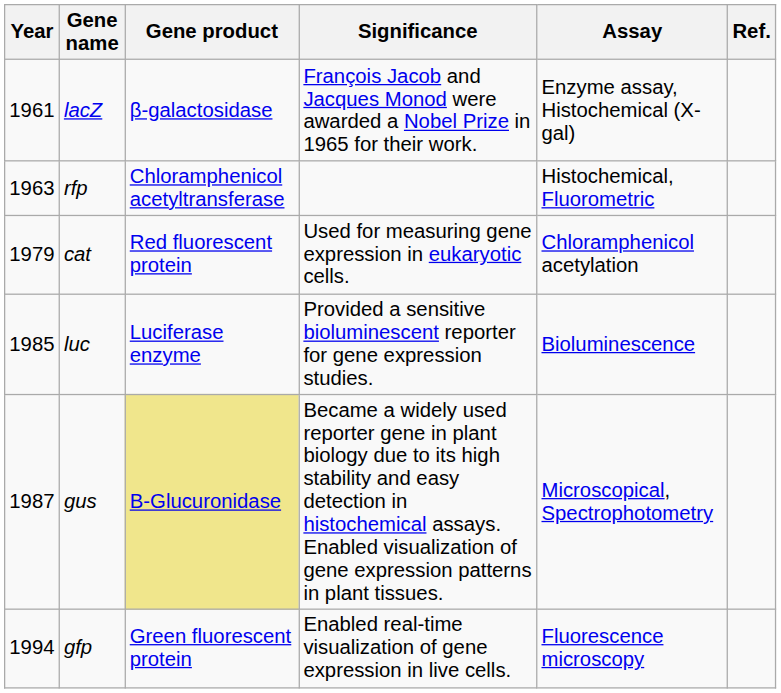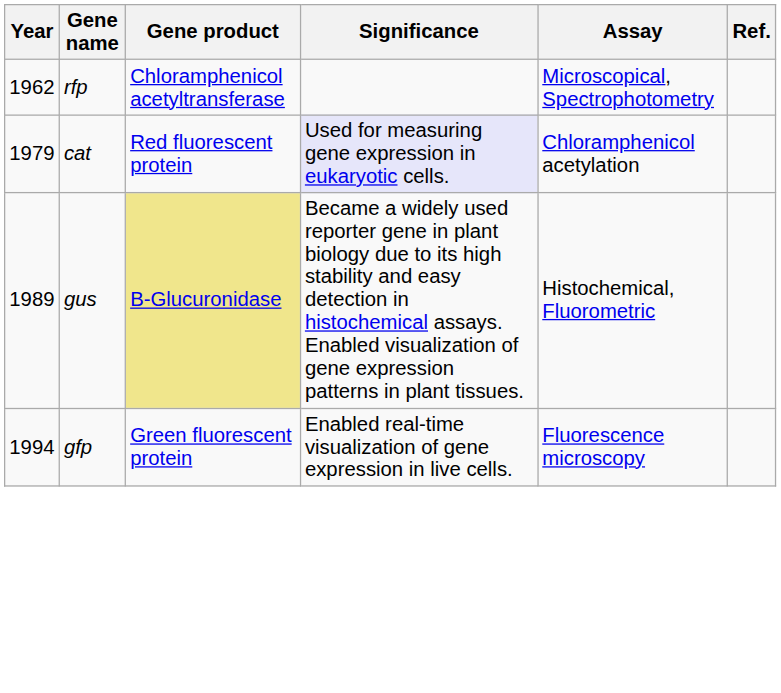- row: (83, 109)
(32, 187) 1963 -> (32, 87) 1962
(608, 187) Histochemical, Fluorometric -> (628, 87) Microscopical, Spectrophotometry
(417, 254) no background -> (394, 153) lavender background
- row: (77, 343)
(32, 501) 1987 -> (32, 300) 1989
(627, 501) Microscopical, Spectrophotometry -> (608, 300) Histochemical, Fluorometric
